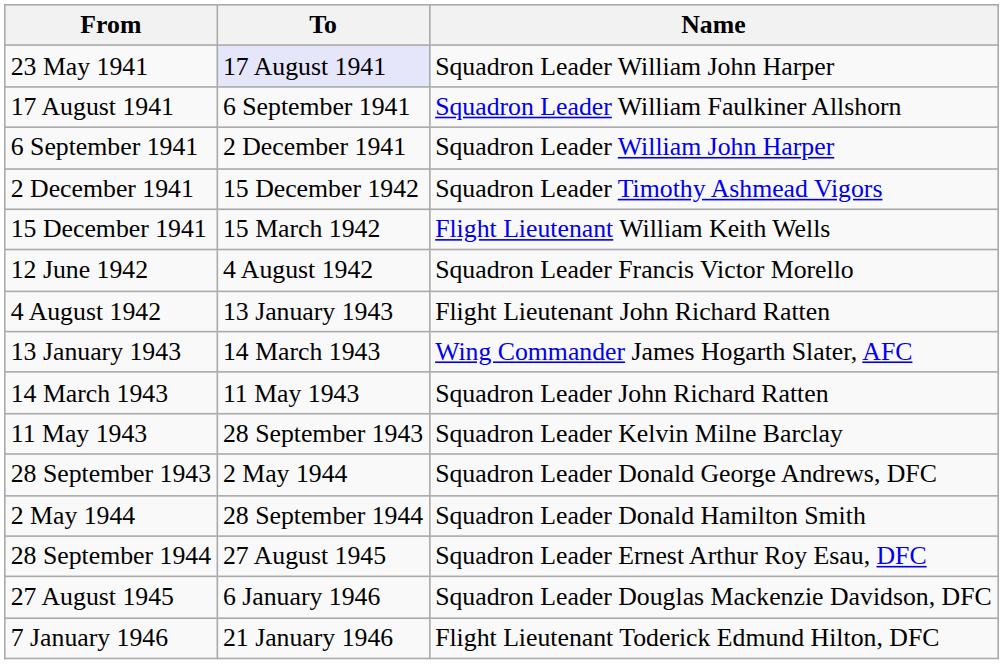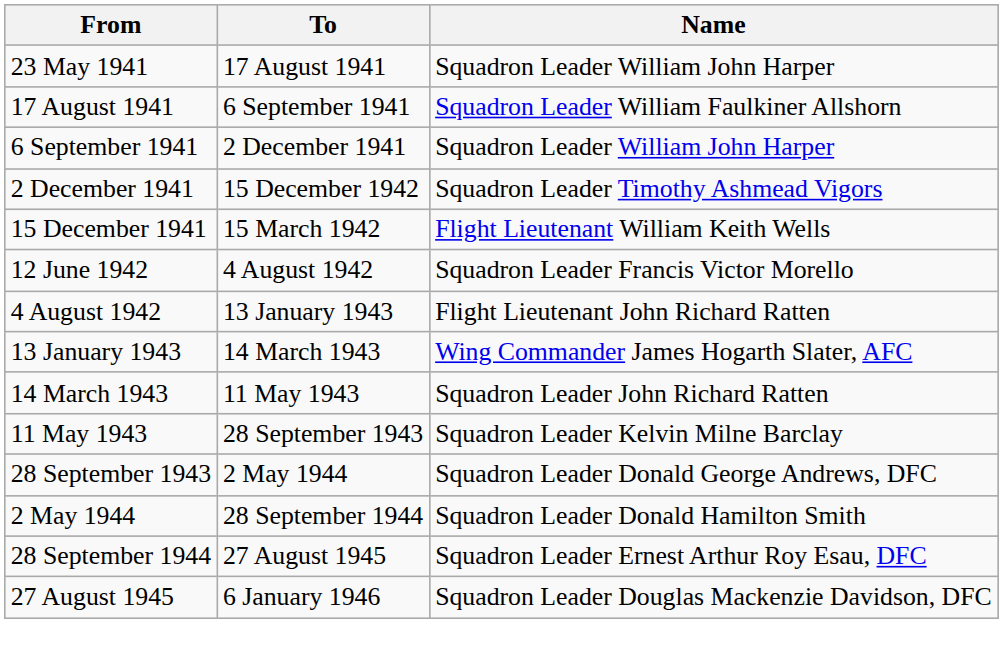(305, 65) lavender background -> (305, 65) no background
- row: (89, 637)
